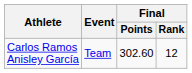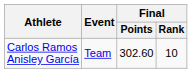(171, 54) 12 -> (171, 54) 10
